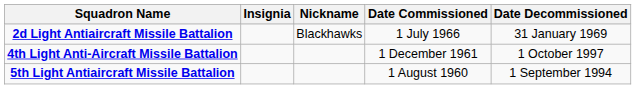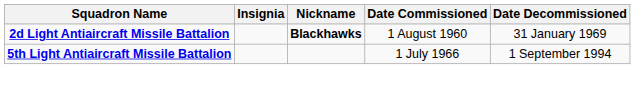(329, 34) normal -> (326, 34) bold
(428, 34) 1 July 1966 -> (427, 34) 1 August 1960
- row: (122, 53)
(428, 73) 1 August 1960 -> (427, 53) 1 July 1966
